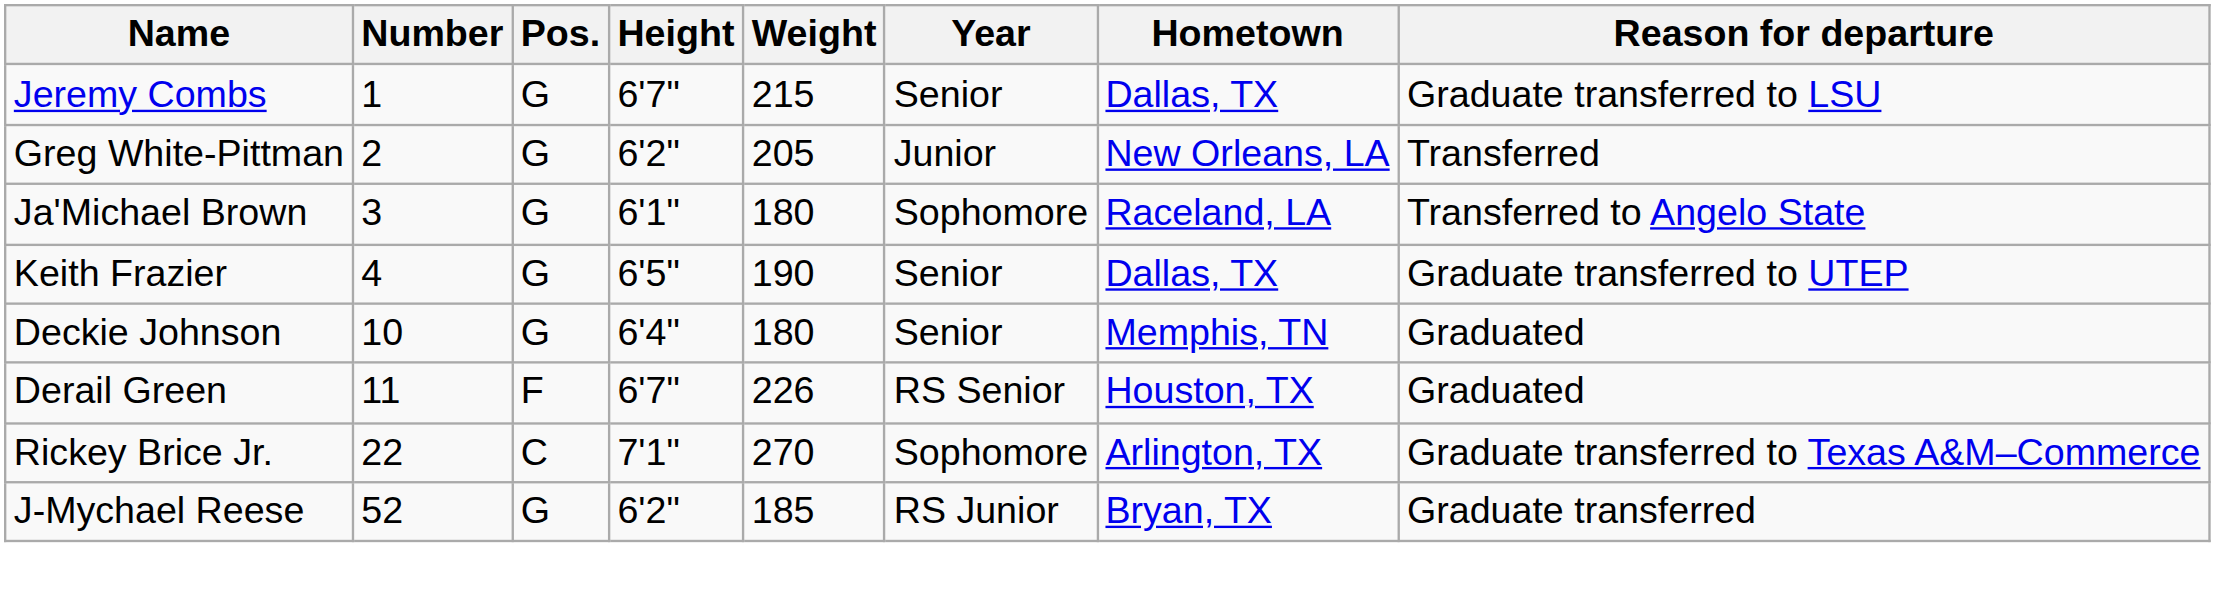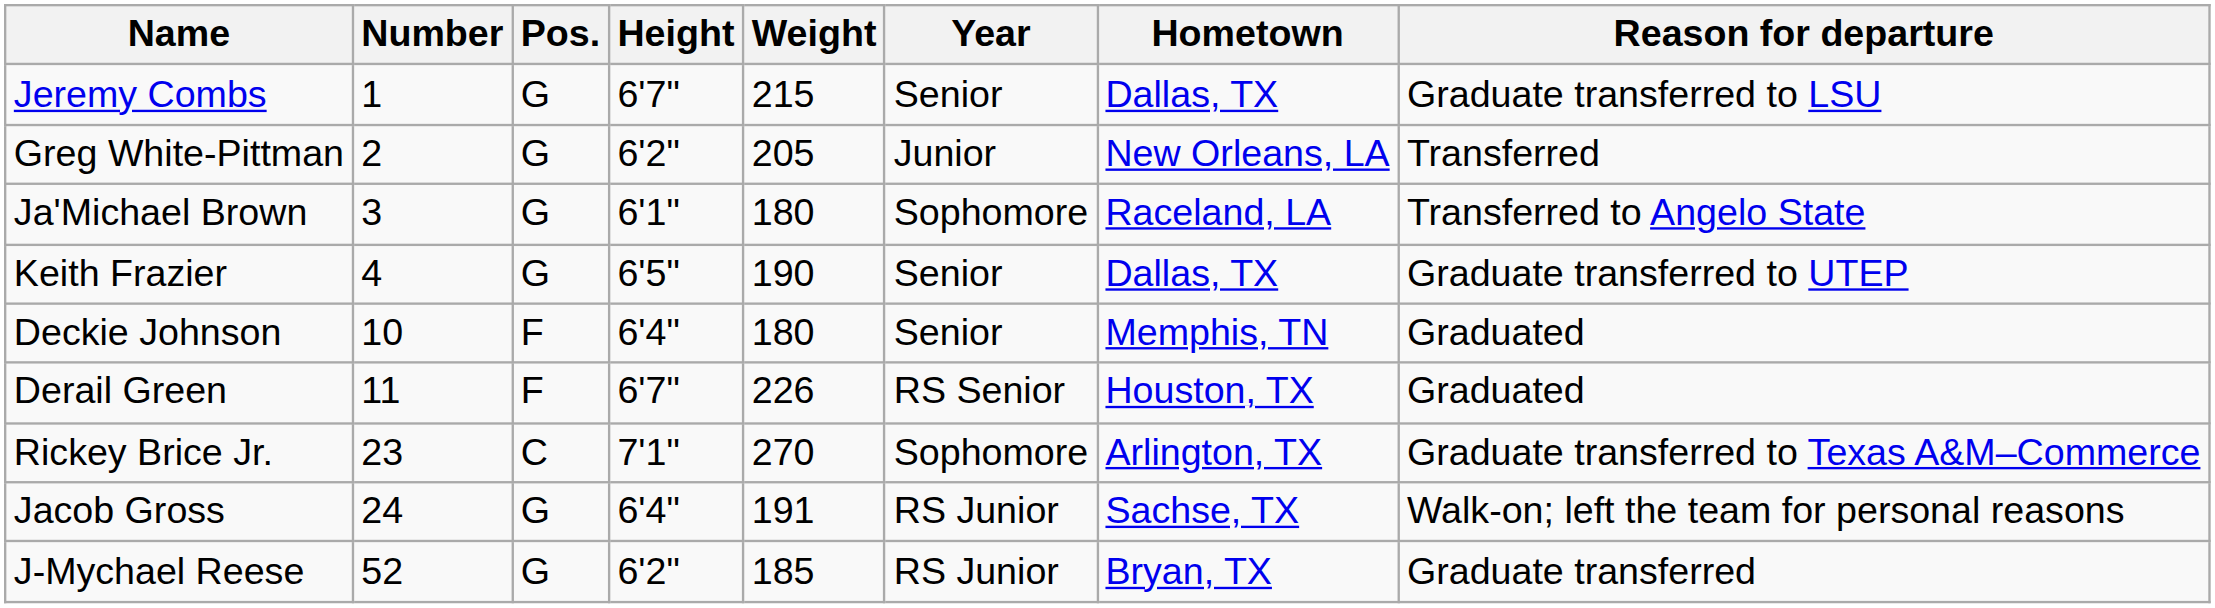(535, 332) G -> (532, 332) F
(382, 451) 22 -> (382, 451) 23
+ row: (119, 511)
